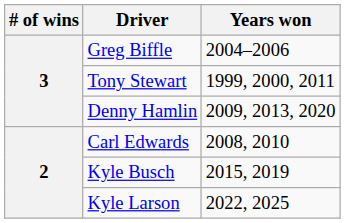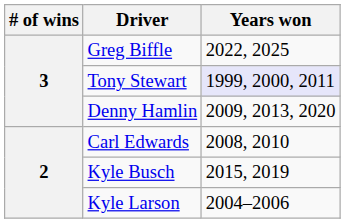(247, 50) 2004–2006 -> (247, 50) 2022, 2025
(270, 81) no background -> (270, 81) lavender background
(247, 203) 2022, 2025 -> (247, 203) 2004–2006
